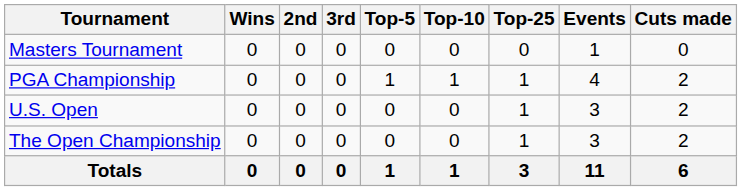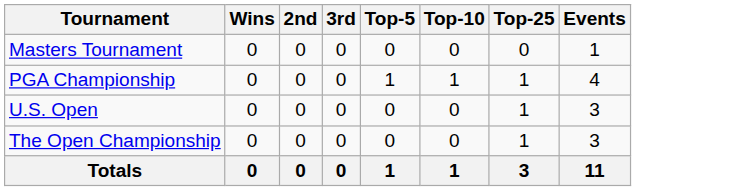- column: (683, 19)
